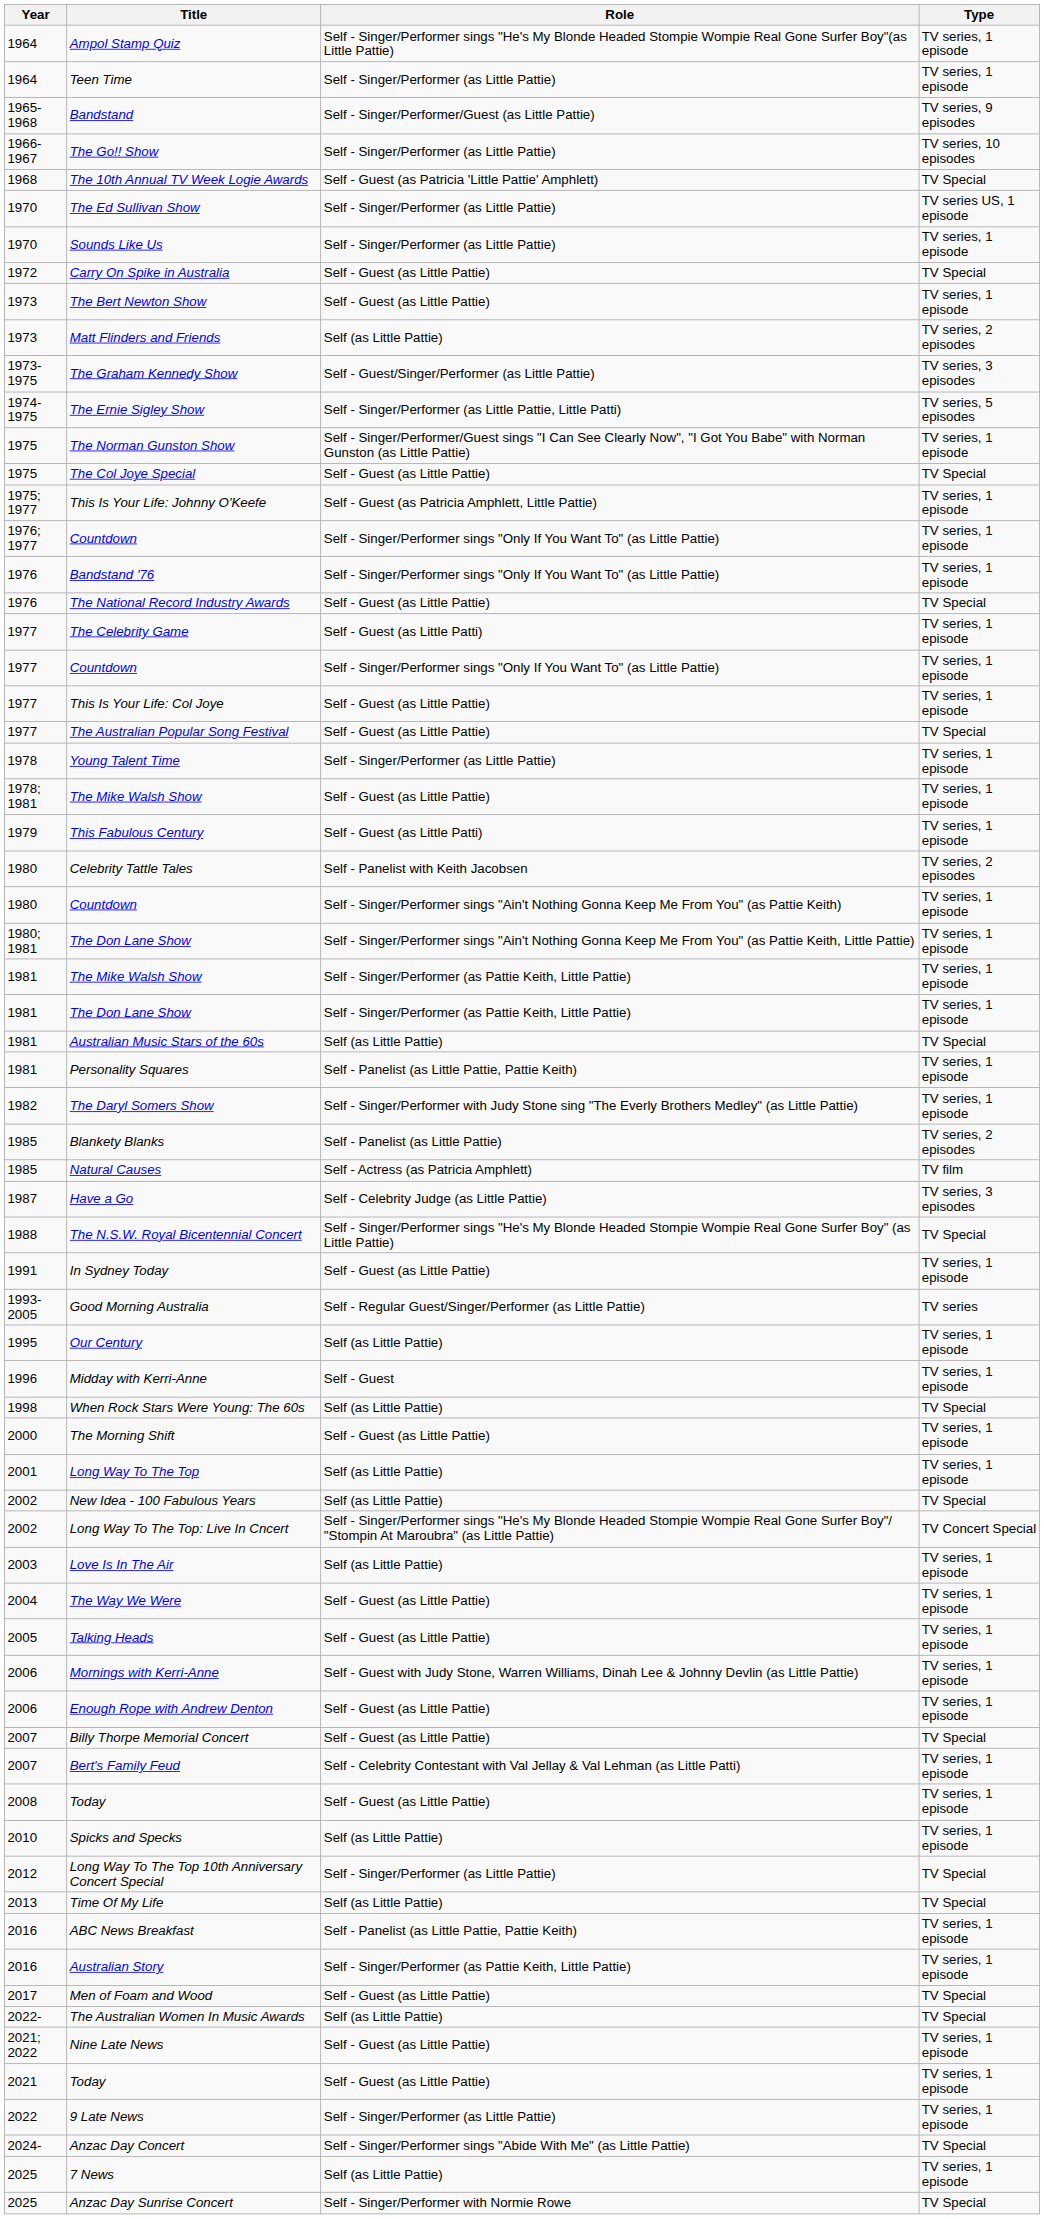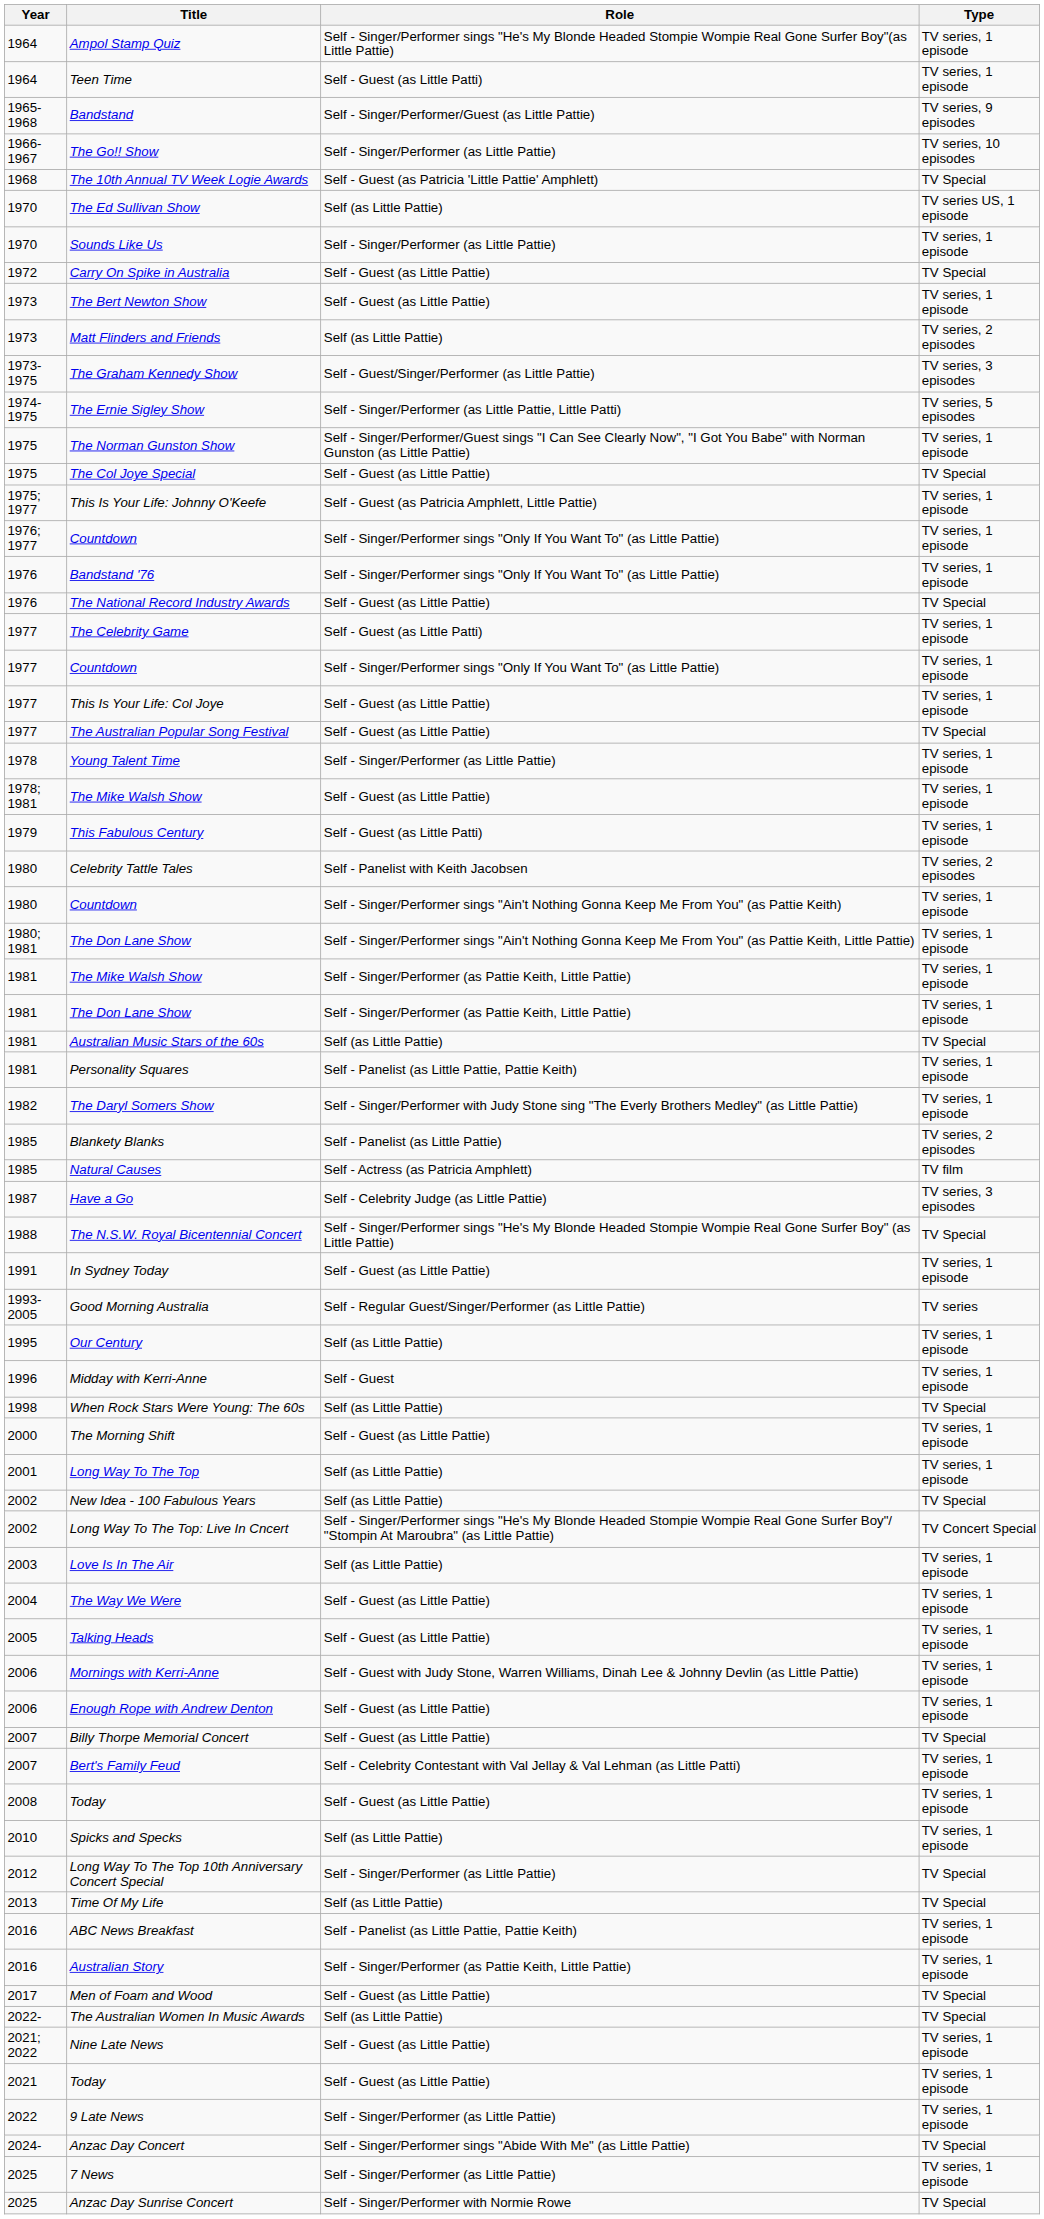(440, 79) Self - Singer/Performer (as Little Pattie) -> (403, 79) Self - Guest (as Little Patti)
(440, 208) Self - Singer/Performer (as Little Pattie) -> (383, 208) Self (as Little Pattie)
(383, 2174) Self (as Little Pattie) -> (440, 2174) Self - Singer/Performer (as Little Pattie)
